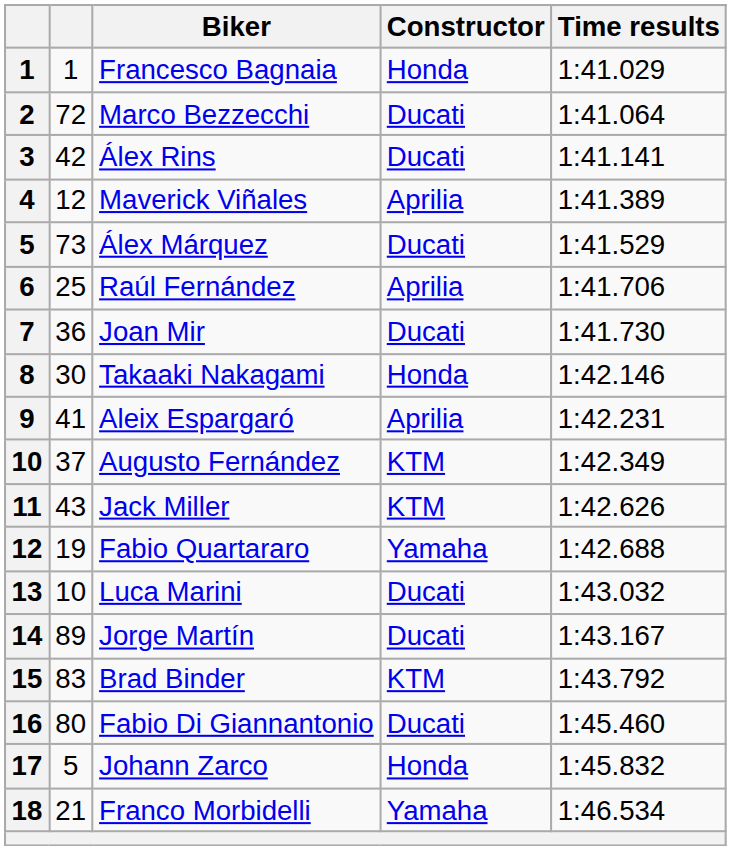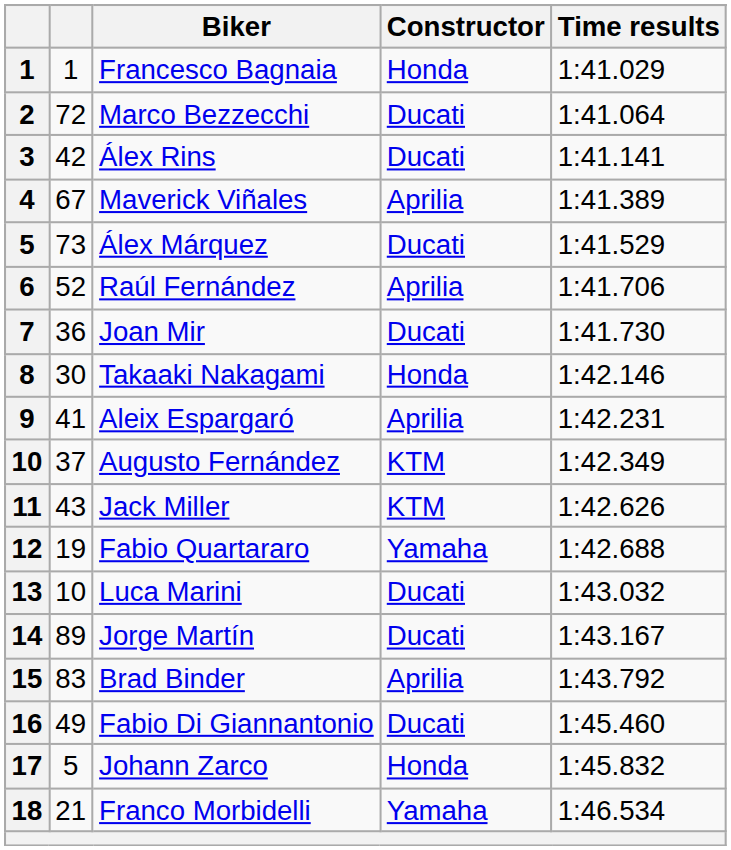(71, 200) 12 -> (71, 200) 67
(71, 287) 25 -> (71, 287) 52
(416, 679) KTM -> (425, 679) Aprilia
(71, 723) 80 -> (71, 723) 49
